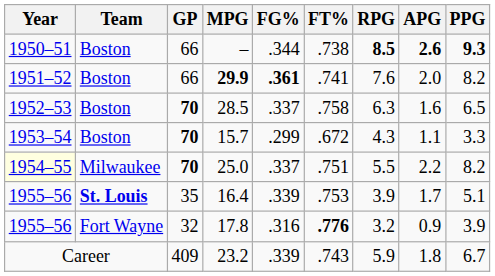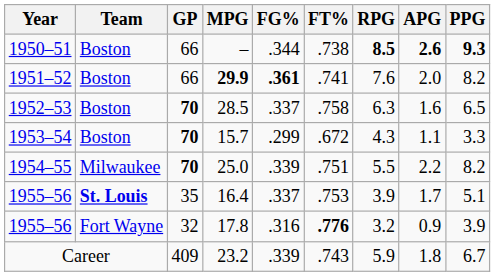(40, 167) lightyellow background -> (40, 167) no background
(284, 167) .337 -> (284, 167) .339
(284, 196) .339 -> (284, 196) .337
